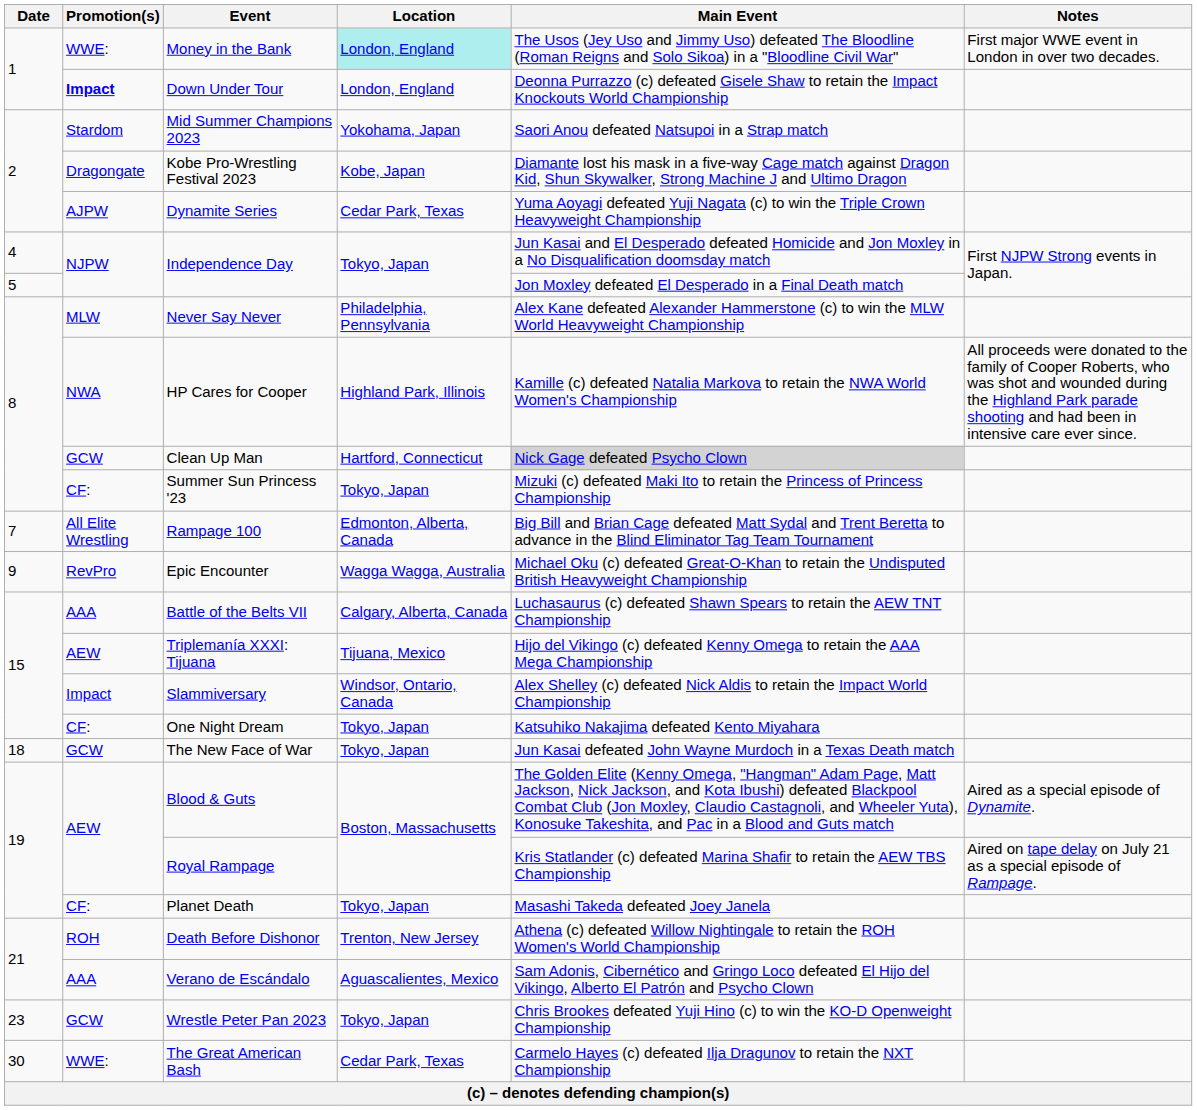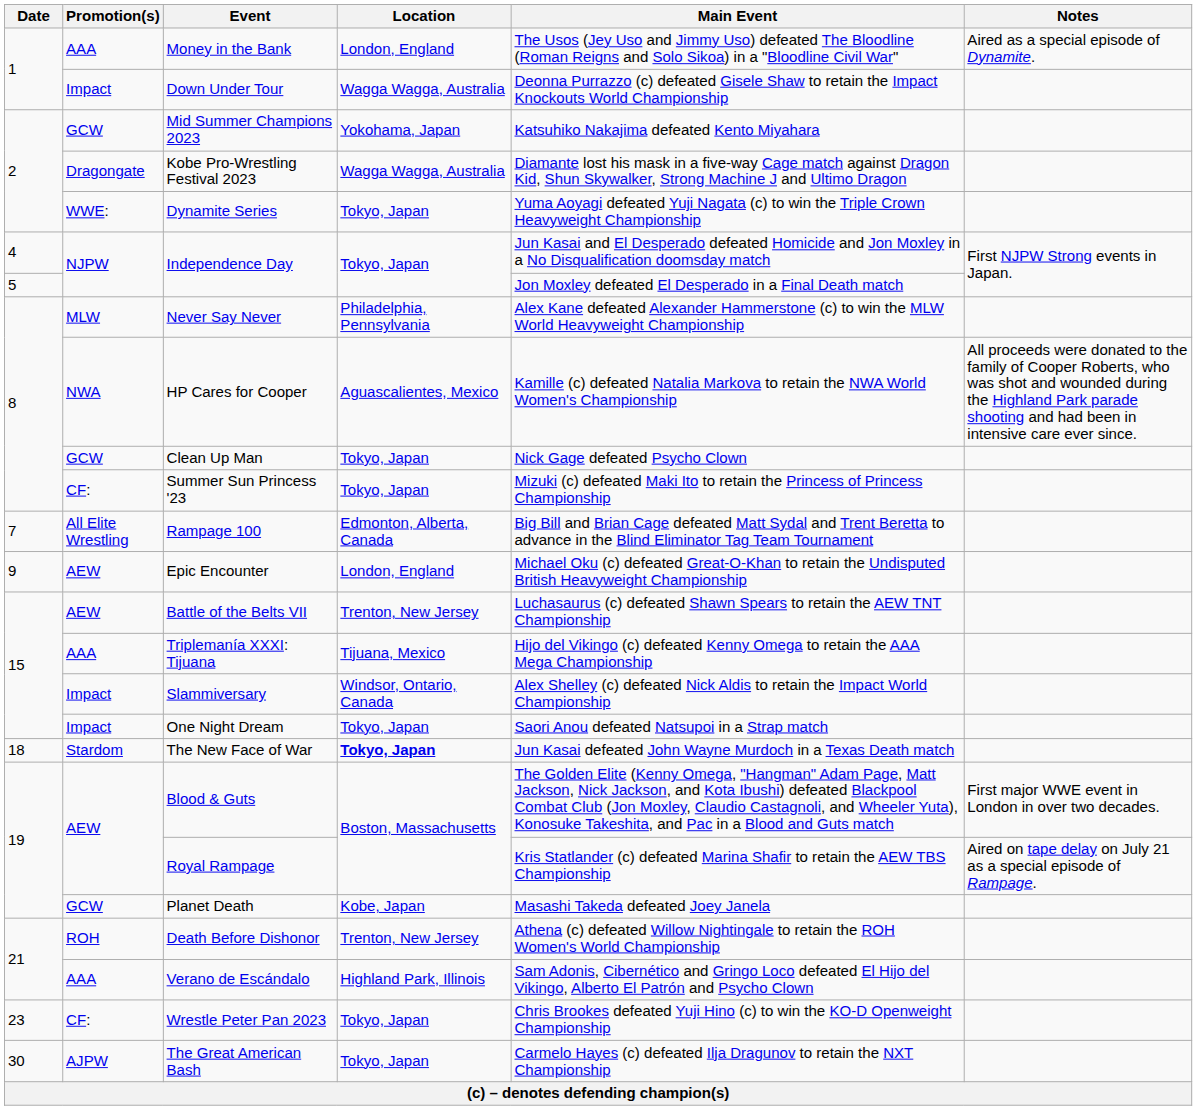(87, 48) WWE: -> (81, 48) AAA
(397, 48) paleturquoise background -> (397, 48) no background
(1064, 48) First major WWE event in London in over two decades. -> (1064, 48) Aired as a special episode of Dynamite.
(90, 89) bold -> (89, 89) normal
(397, 89) London, England -> (423, 89) Wagga Wagga, Australia
(95, 130) Stardom -> (84, 130) GCW
(671, 130) Saori Anou defeated Natsupoi in a Strap match -> (667, 130) Katsuhiko Nakajima defeated Kento Miyahara
(383, 171) Kobe, Japan -> (423, 171) Wagga Wagga, Australia
(87, 211) AJPW -> (87, 211) WWE:
(402, 211) Cedar Park, Texas -> (385, 211) Tokyo, Japan
(413, 391) Highland Park, Illinois -> (419, 391) Aguascalientes, Mexico
(411, 457) Hartford, Connecticut -> (385, 457) Tokyo, Japan
(631, 457) lightgrey background -> (631, 457) no background
(91, 571) RevPro -> (83, 571) AEW
(423, 571) Wagga Wagga, Australia -> (397, 571) London, England
(81, 612) AAA -> (83, 612) AEW
(424, 612) Calgary, Alberta, Canada -> (409, 612) Trenton, New Jersey
(83, 653) AEW -> (81, 653) AAA
(78, 726) CF: -> (89, 726) Impact
(667, 726) Katsuhiko Nakajima defeated Kento Miyahara -> (671, 726) Saori Anou defeated Natsupoi in a Strap match
(84, 750) GCW -> (95, 750) Stardom
(385, 750) normal -> (388, 750) bold
(1064, 799) Aired as a special episode of Dynamite. -> (1064, 799) First major WWE event in London in over two decades.
(78, 906) CF: -> (84, 906) GCW
(385, 906) Tokyo, Japan -> (383, 906) Kobe, Japan
(419, 979) Aguascalientes, Mexico -> (413, 979) Highland Park, Illinois
(84, 1020) GCW -> (78, 1020) CF:
(87, 1061) WWE: -> (87, 1061) AJPW
(402, 1061) Cedar Park, Texas -> (385, 1061) Tokyo, Japan
